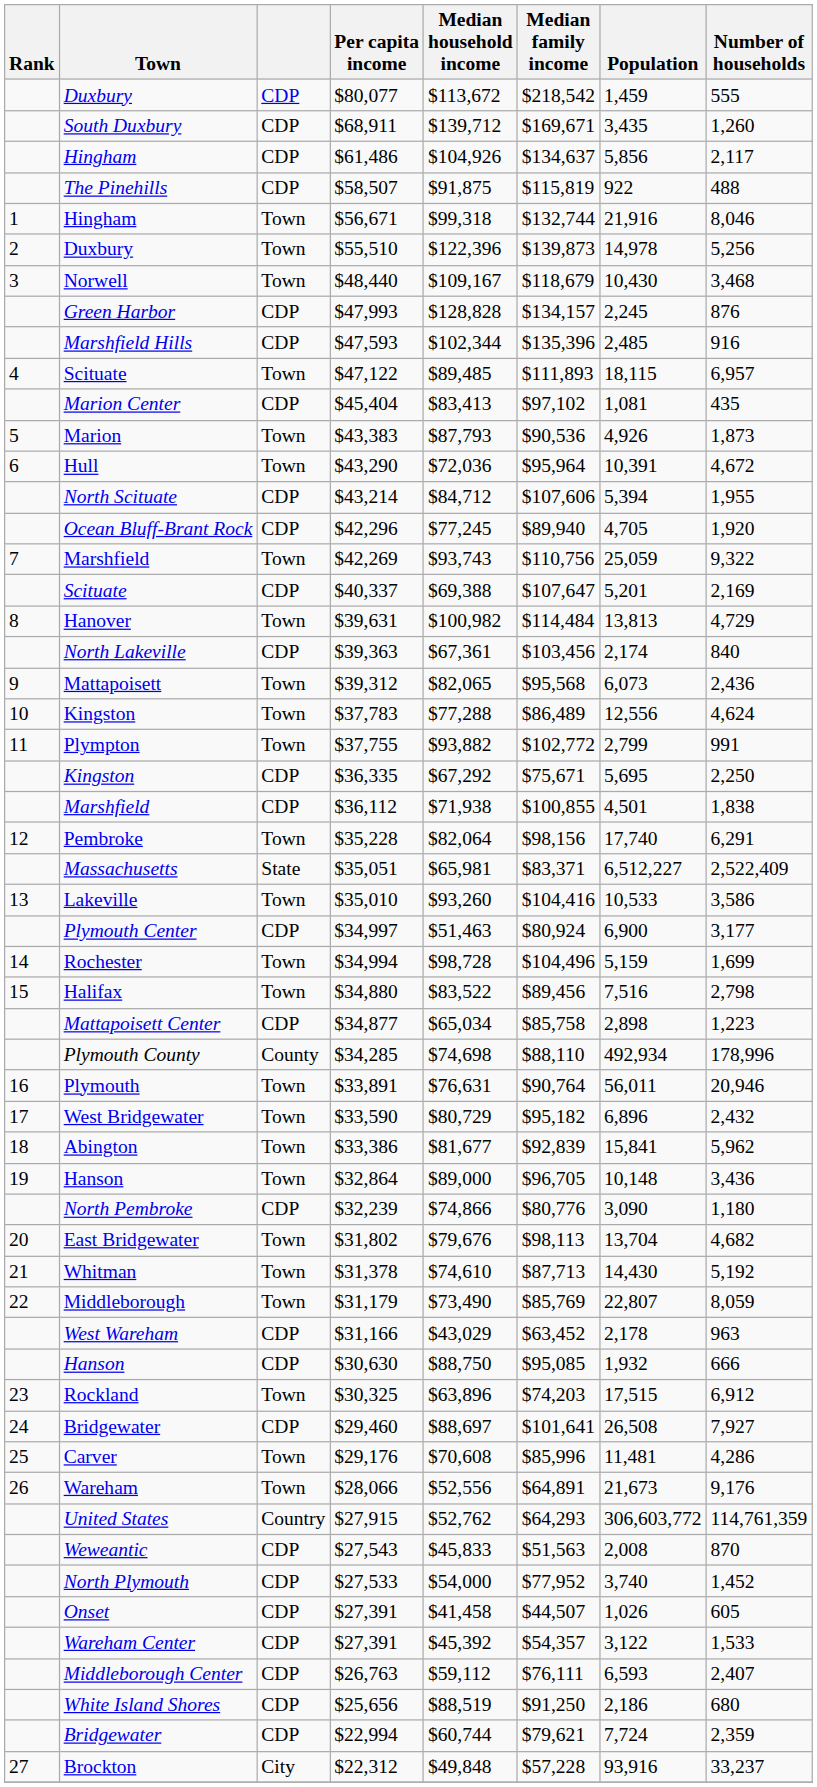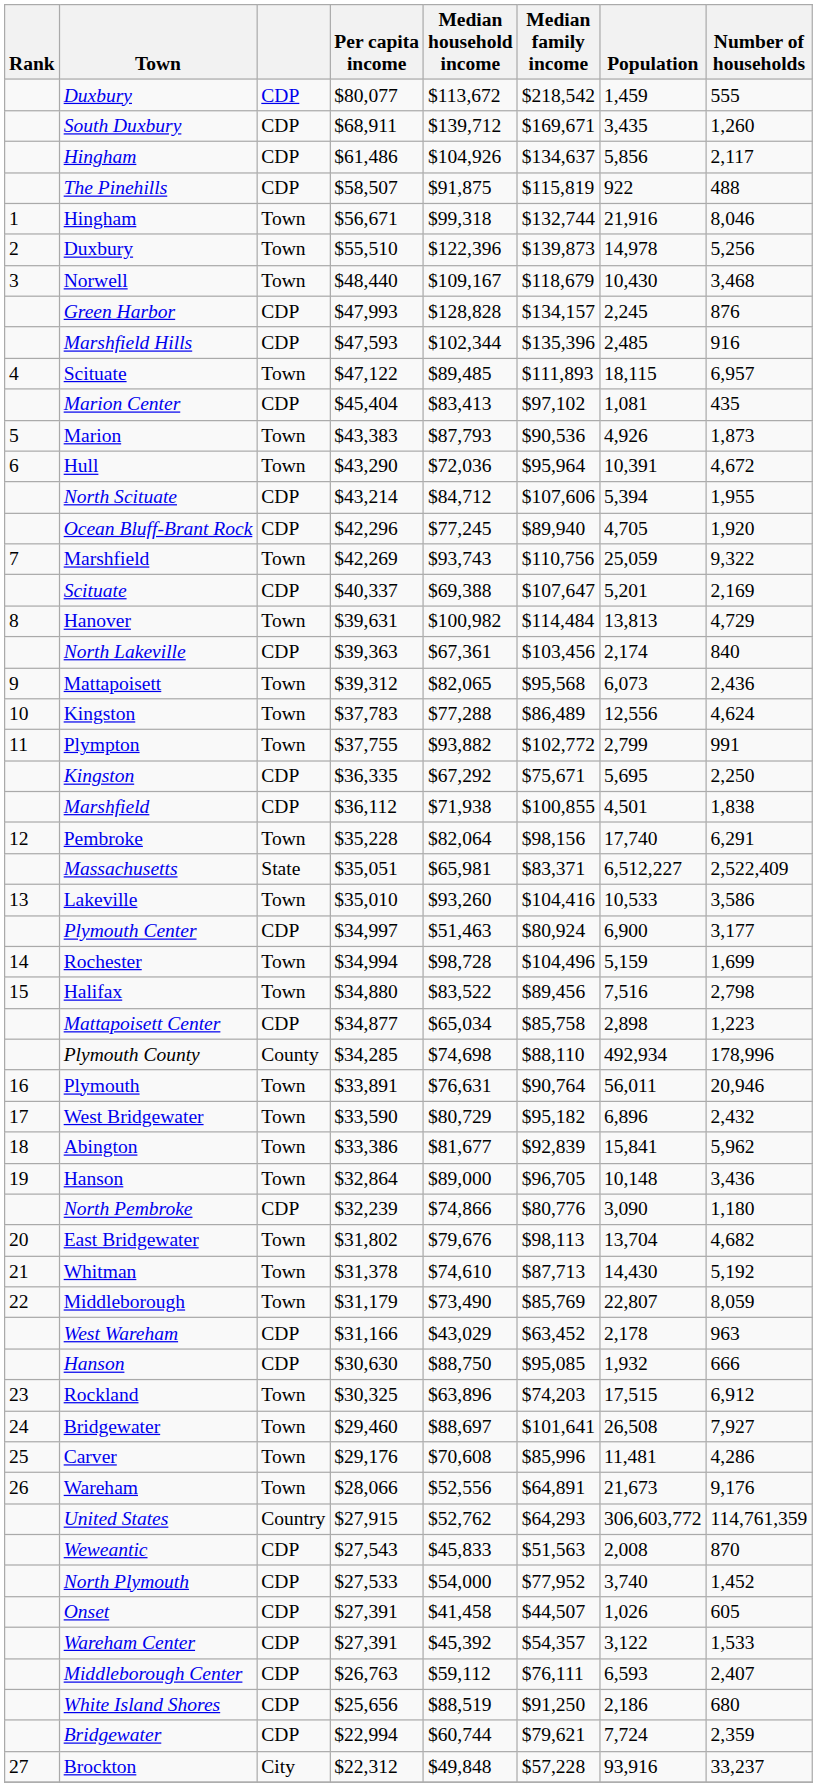(280, 1426) CDP -> (283, 1426) Town
